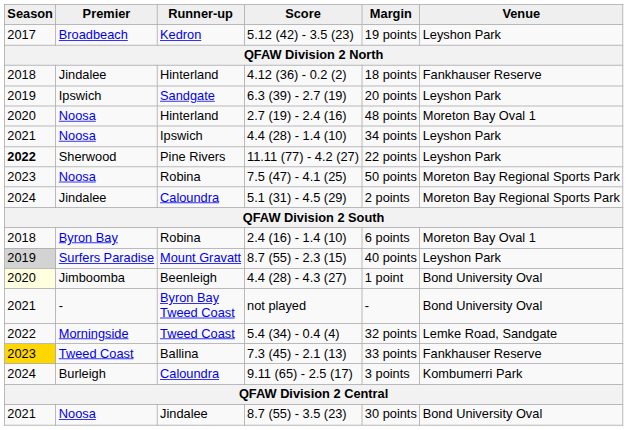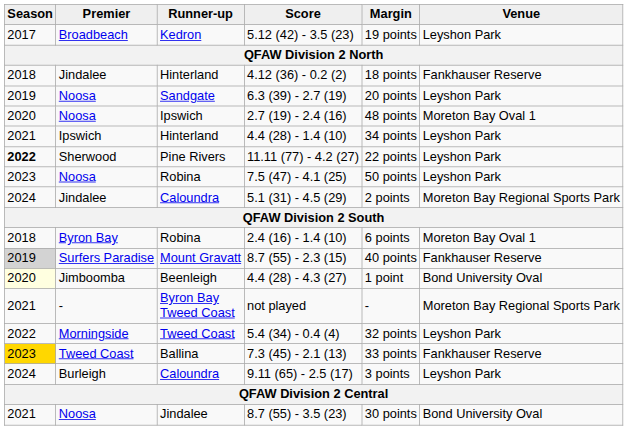(80, 95) Ipswich -> (77, 95) Noosa
(189, 116) Hinterland -> (181, 116) Ipswich
(77, 136) Noosa -> (80, 136) Ipswich
(181, 136) Ipswich -> (189, 136) Hinterland
(521, 177) Moreton Bay Regional Sports Park -> (462, 177) Leyshon Park
(462, 258) Leyshon Park -> (482, 258) Fankhauser Reserve
(482, 306) Bond University Oval -> (521, 306) Moreton Bay Regional Sports Park
(490, 333) Lemke Road, Sandgate -> (462, 333) Leyshon Park
(473, 374) Kombumerri Park -> (462, 374) Leyshon Park
